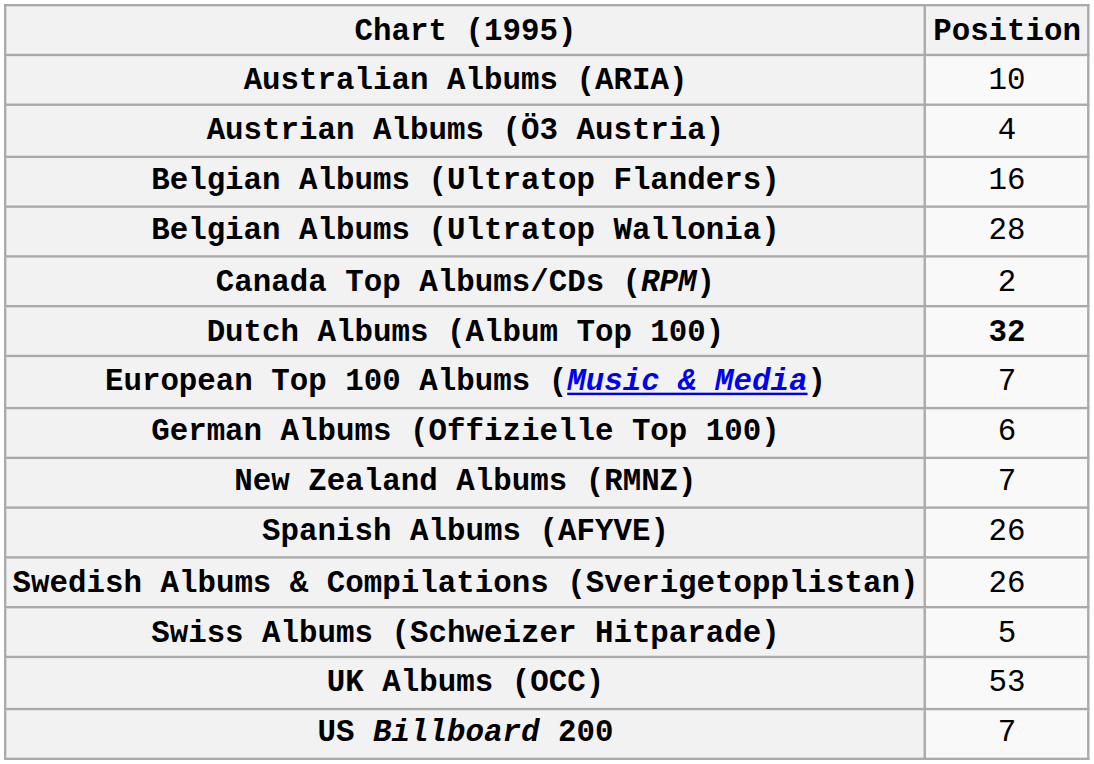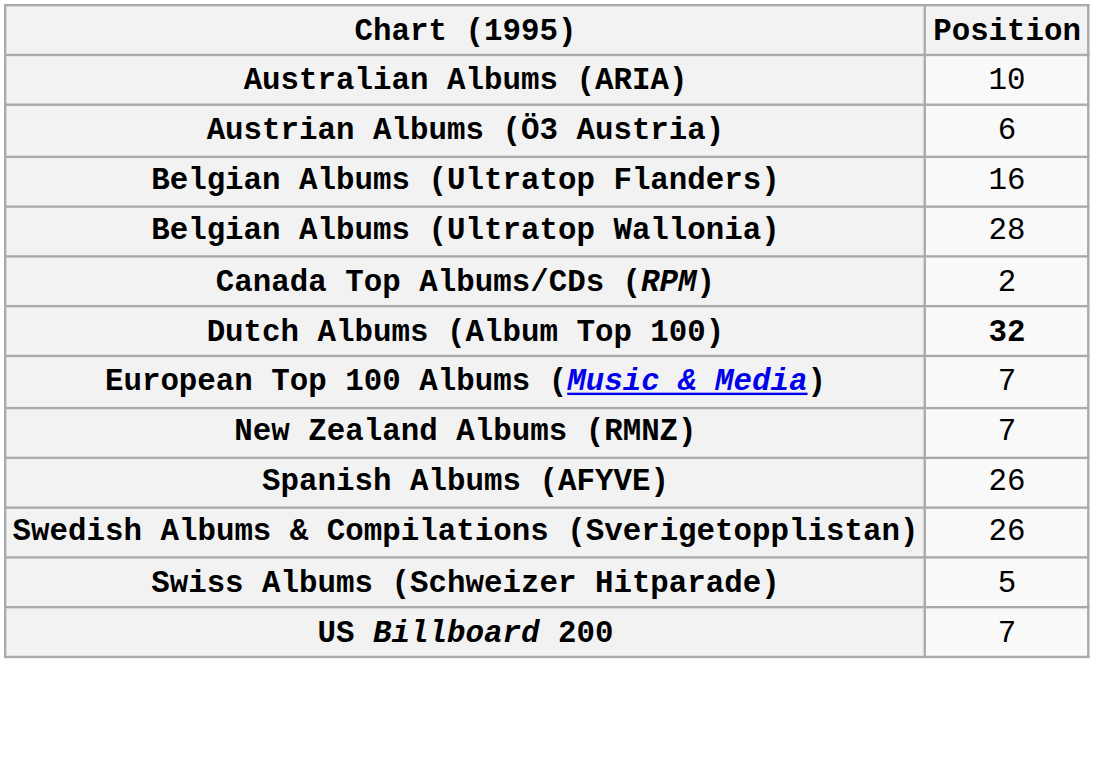(1007, 131) 4 -> (1007, 131) 6
- row: (465, 432)
- row: (465, 683)
